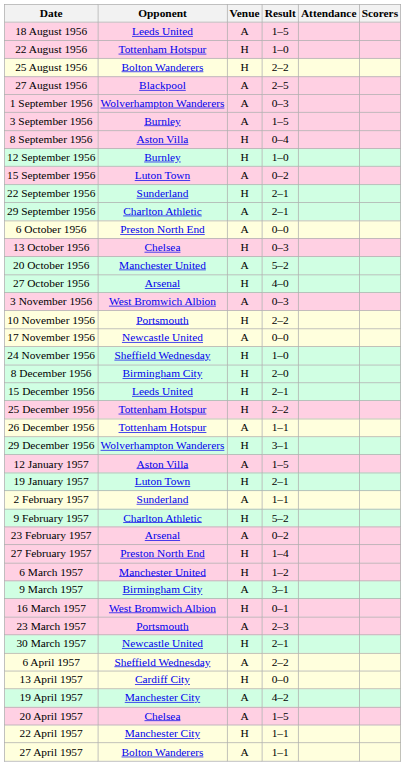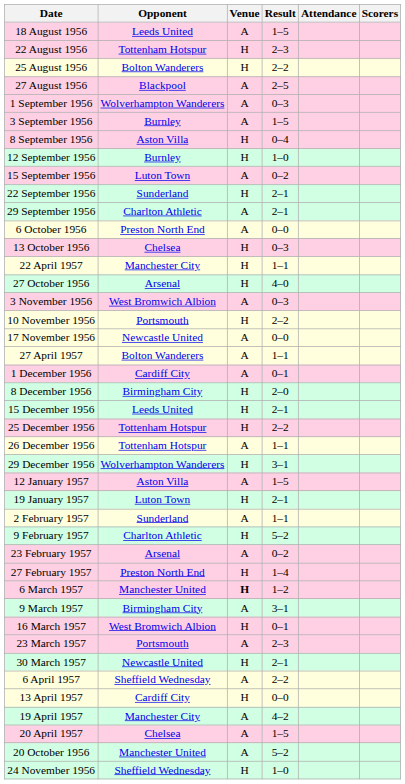(280, 49) 1–0 -> (280, 49) 2–3
rows swapped: (51, 265) <-> (51, 734)
rows swapped: (51, 355) <-> (51, 752)
+ row: (51, 373)
(245, 572) normal -> (245, 590) bold
